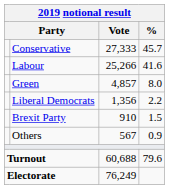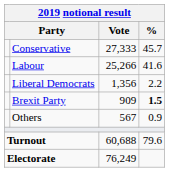- row: (26, 83)
(128, 118) 910 -> (128, 100) 909
(155, 118) normal -> (155, 100) bold
